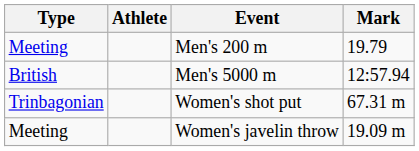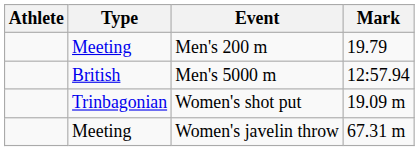columns swapped: (56, 18) <-> (140, 18)
(376, 103) 67.31 m -> (376, 103) 19.09 m
(376, 131) 19.09 m -> (376, 131) 67.31 m
